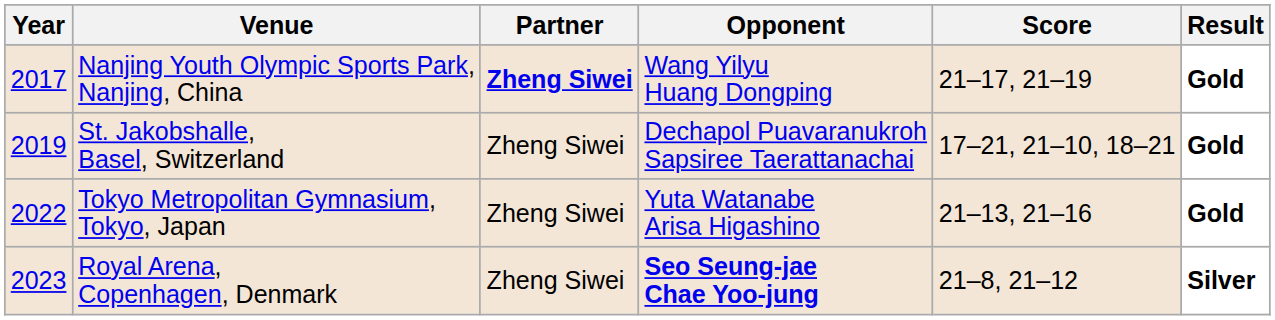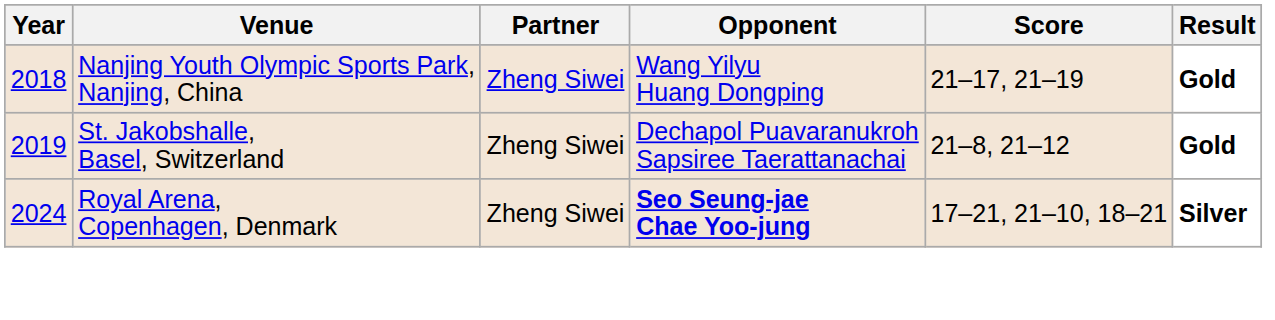(39, 79) 2017 -> (39, 79) 2018
(560, 79) bold -> (556, 79) normal
(1057, 146) 17–21, 21–10, 18–21 -> (1000, 146) 21–8, 21–12
- row: (257, 213)
(39, 281) 2023 -> (39, 213) 2024
(1008, 281) 21–8, 21–12 -> (1049, 213) 17–21, 21–10, 18–21
